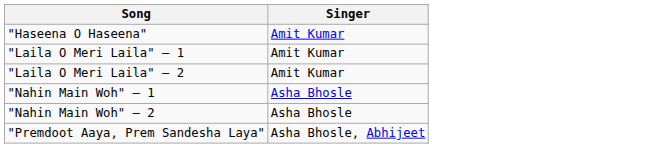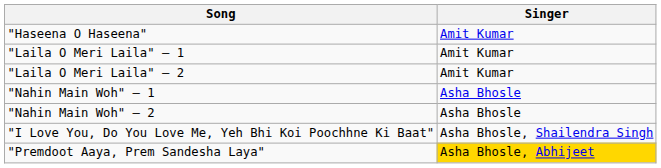+ row: (221, 133)
(348, 133) no background -> (517, 153) gold background
